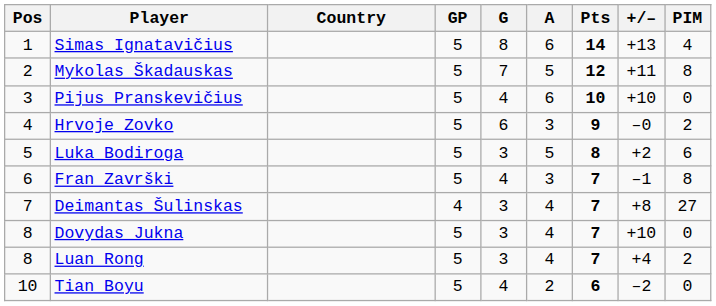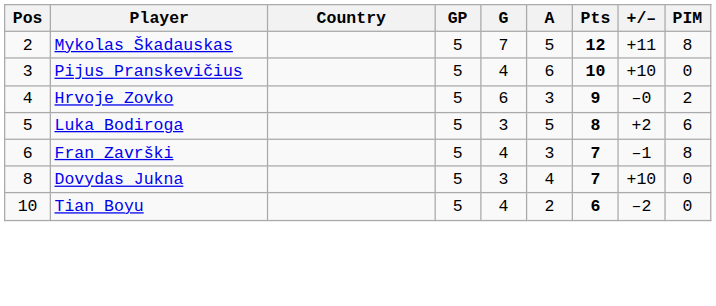- row: (144, 45)
- row: (149, 206)
- row: (99, 260)
